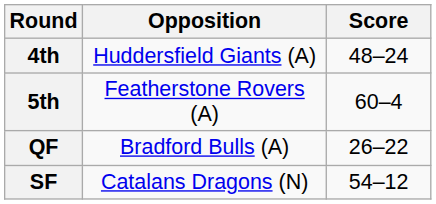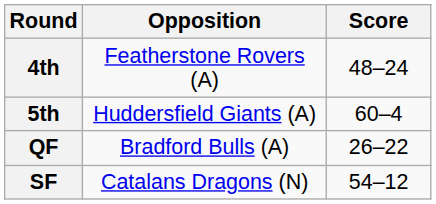(205, 55) Huddersfield Giants (A) -> (205, 67) Featherstone Rovers (A)
(205, 101) Featherstone Rovers (A) -> (205, 113) Huddersfield Giants (A)
